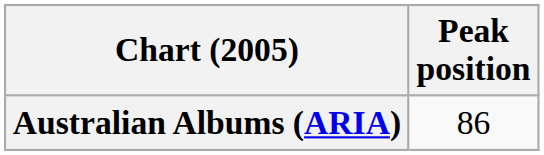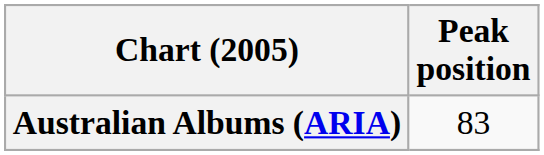(474, 122) 86 -> (474, 122) 83
